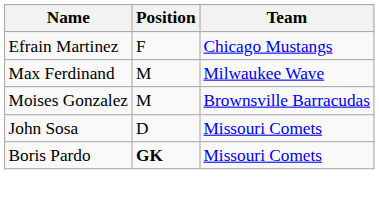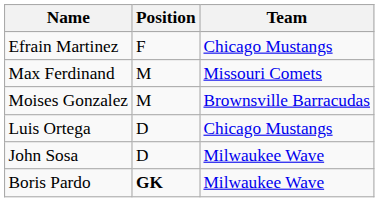(264, 73) Milwaukee Wave -> (263, 73) Missouri Comets
+ row: (50, 127)
(263, 127) Missouri Comets -> (264, 155) Milwaukee Wave
(263, 155) Missouri Comets -> (264, 182) Milwaukee Wave
